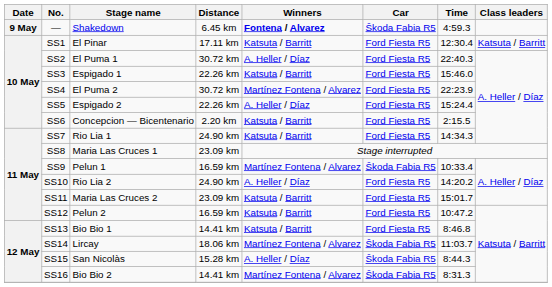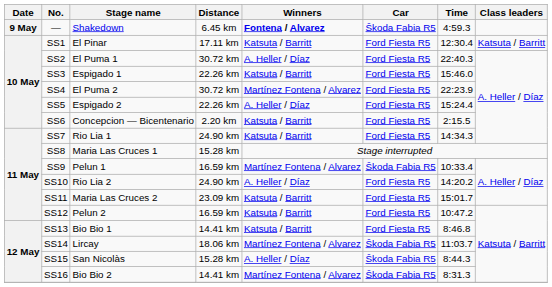(219, 151) 23.09 km -> (219, 151) 15.28 km
